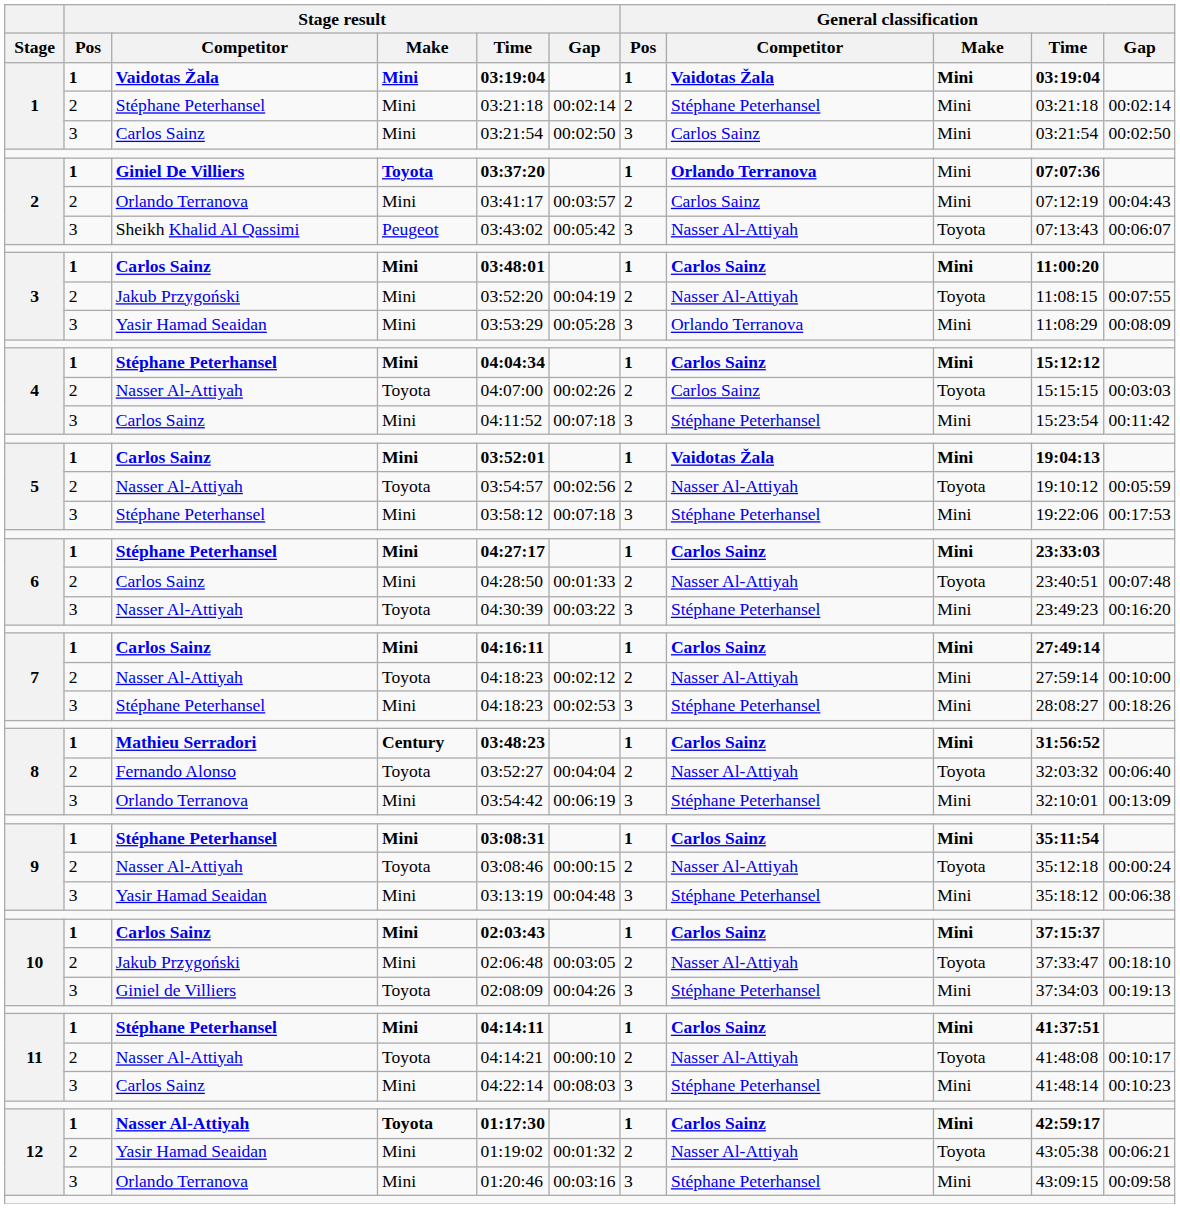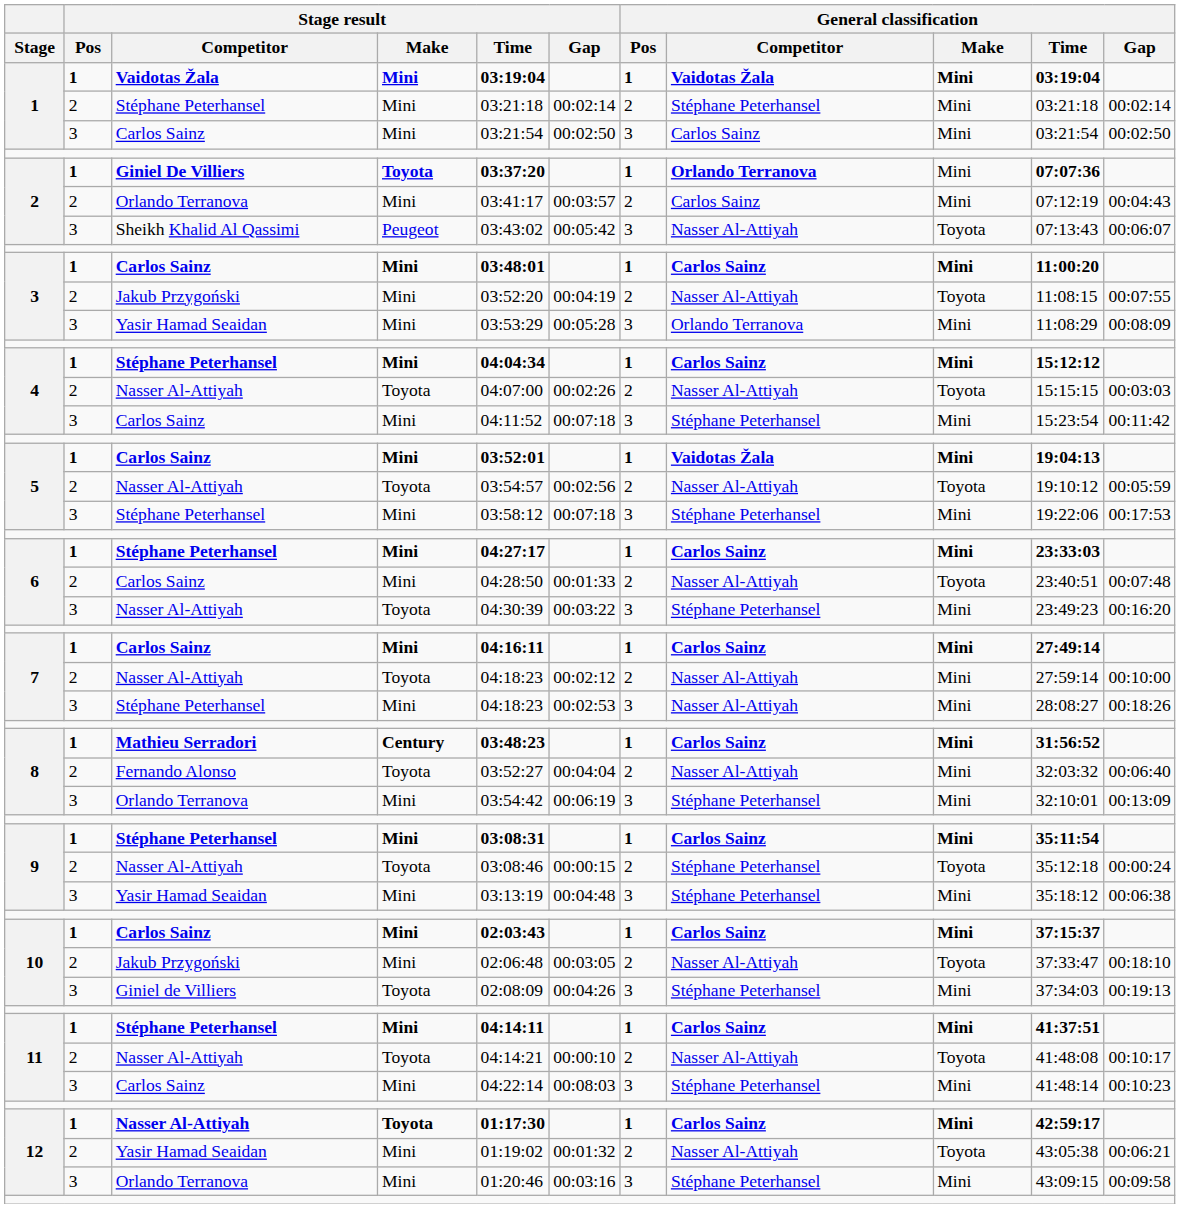(715, 390) Carlos Sainz -> (734, 390) Nasser Al-Attiyah
(746, 705) Stéphane Peterhansel -> (734, 705) Nasser Al-Attiyah
(961, 771) Toyota -> (954, 771) Mini
(734, 866) Nasser Al-Attiyah -> (746, 866) Stéphane Peterhansel
